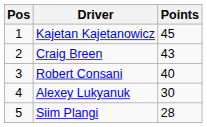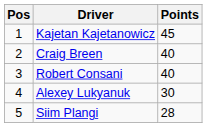(168, 54) 43 -> (168, 54) 40
